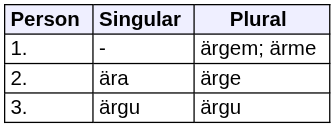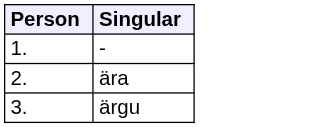- column: (258, 19)
